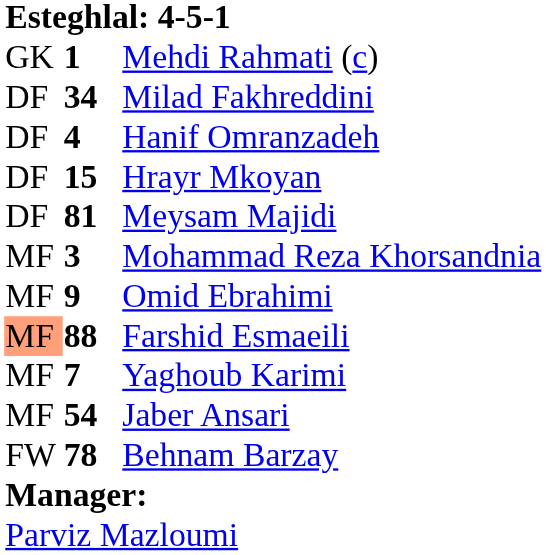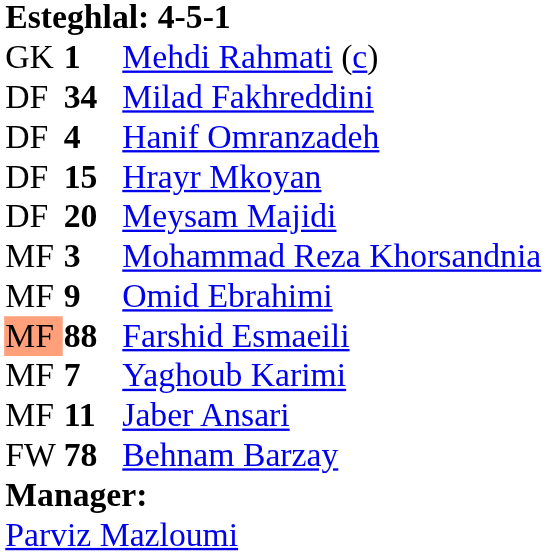(81, 216) 81 -> (81, 216) 20
(81, 415) 54 -> (80, 415) 11
